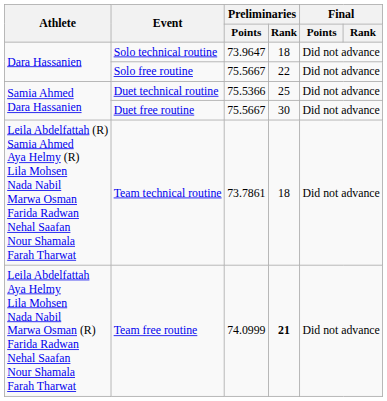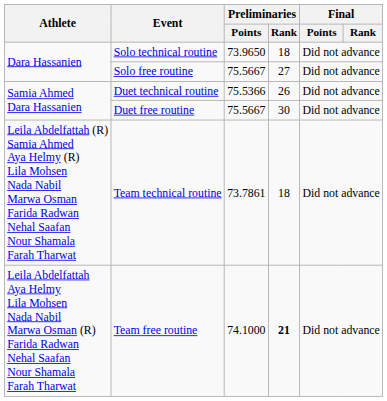(246, 52) 73.9647 -> (246, 52) 73.9650
(284, 72) 22 -> (284, 72) 27
(284, 91) 25 -> (284, 91) 26
(246, 331) 74.0999 -> (246, 331) 74.1000
